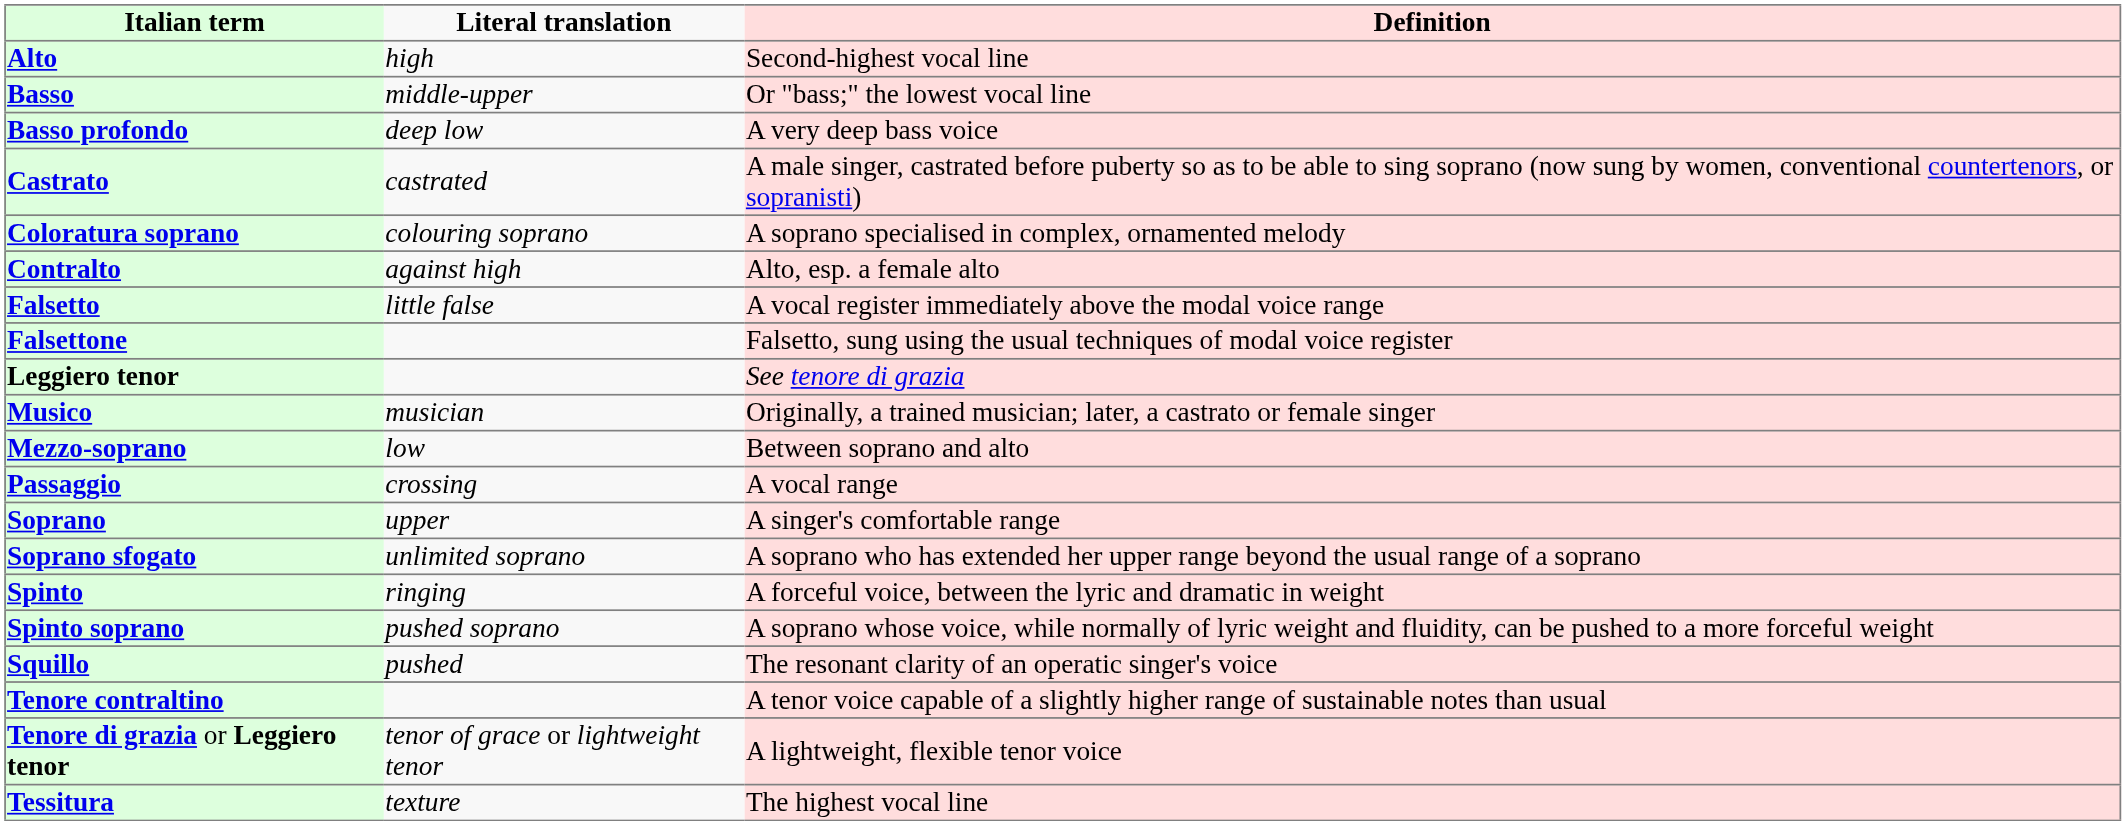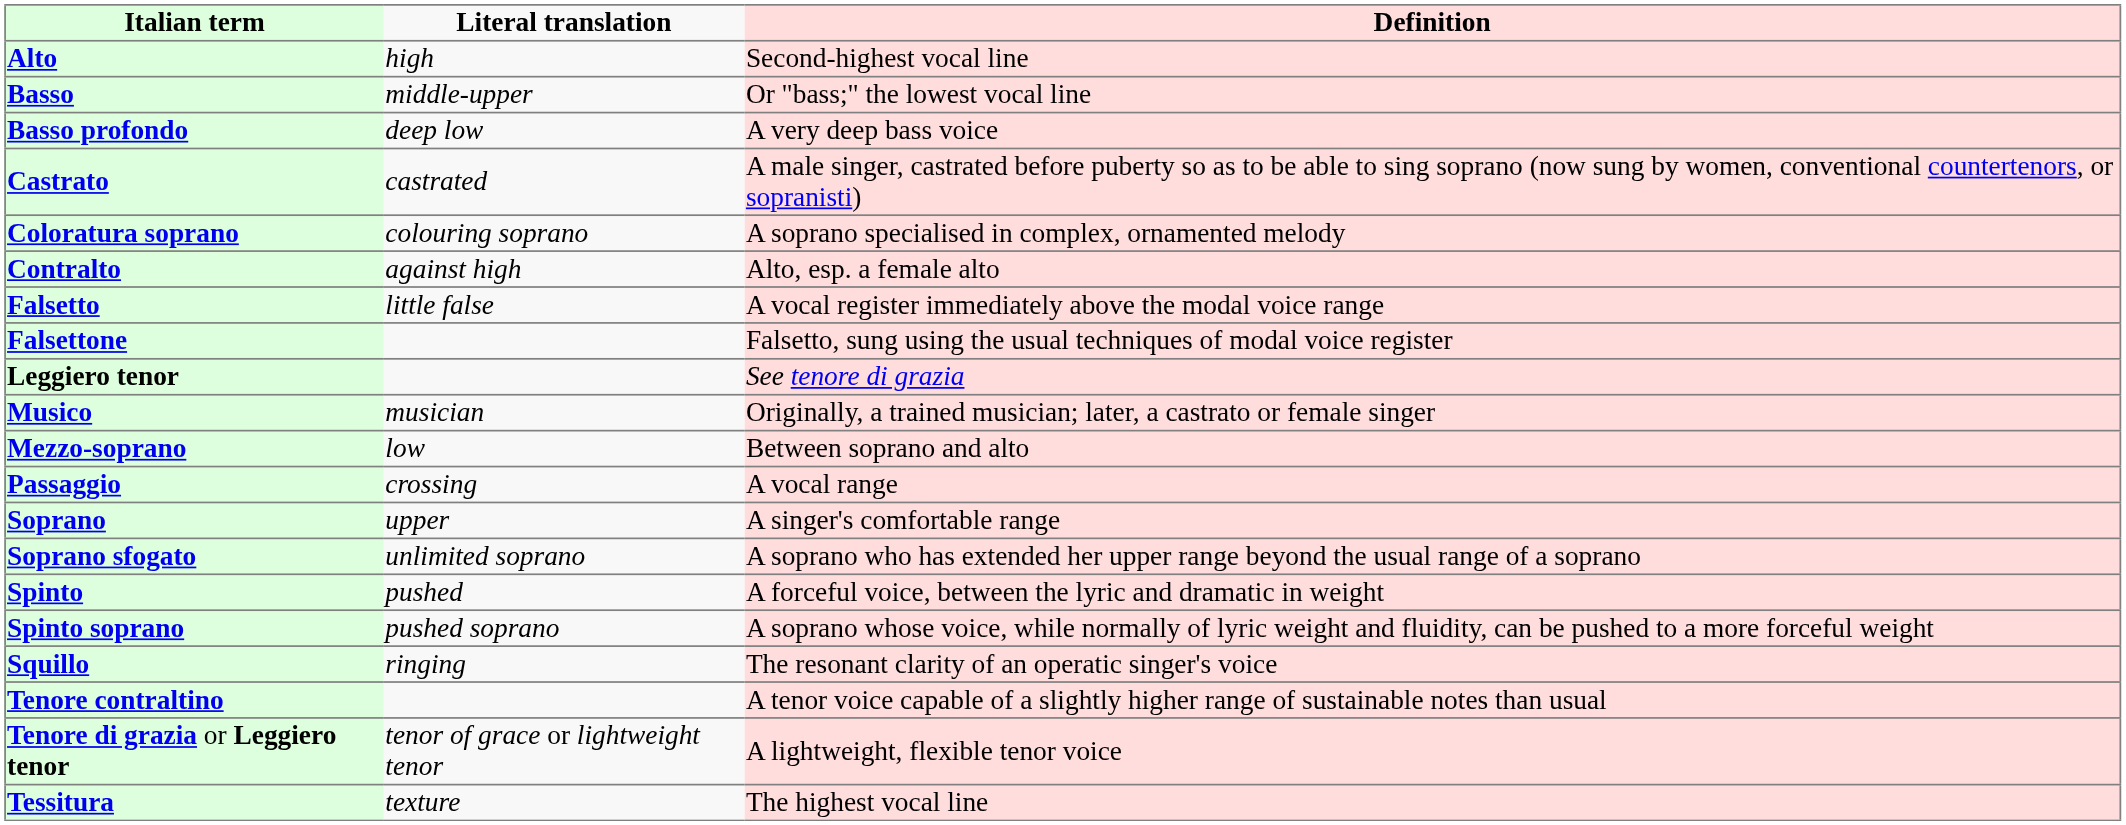(426, 591) ringing -> (424, 591) pushed
(424, 663) pushed -> (426, 663) ringing
